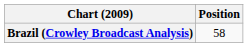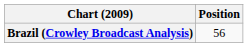(219, 33) 58 -> (219, 33) 56
